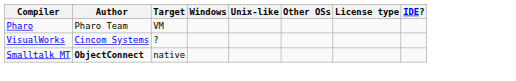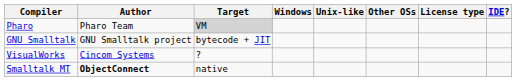(159, 26) no background -> (201, 26) lightgrey background
+ row: (41, 40)
